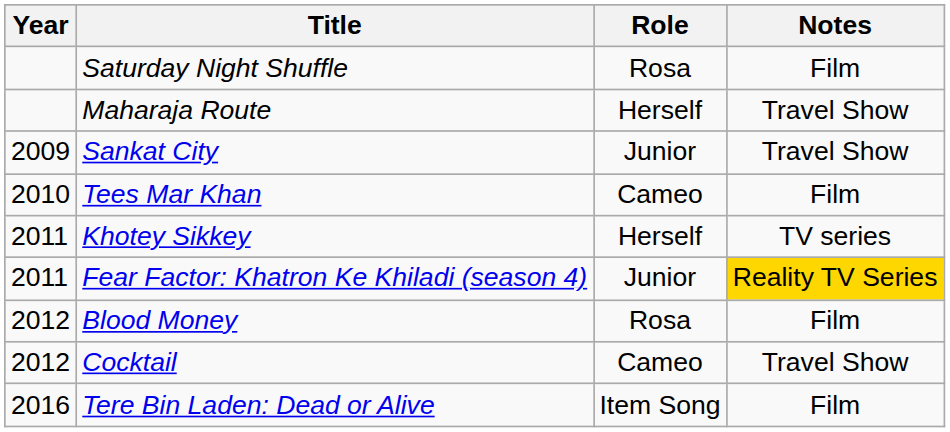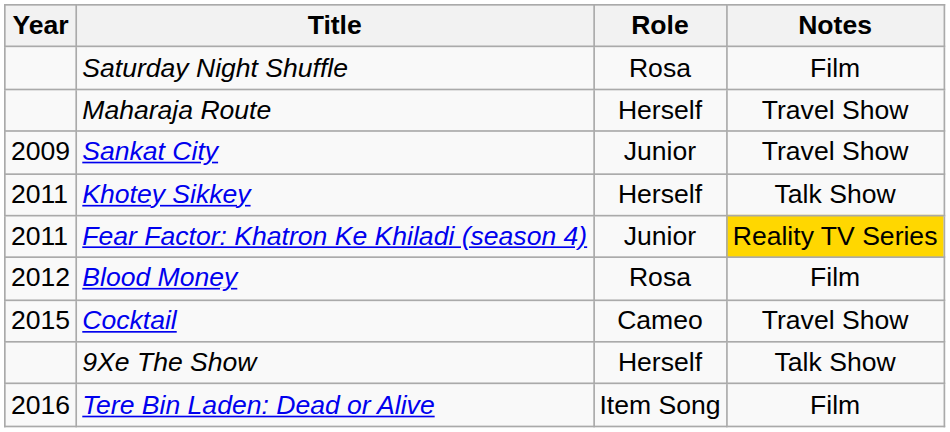- row: (172, 194)
(835, 236) TV series -> (835, 194) Talk Show
(40, 362) 2012 -> (40, 320) 2015
+ row: (169, 362)
